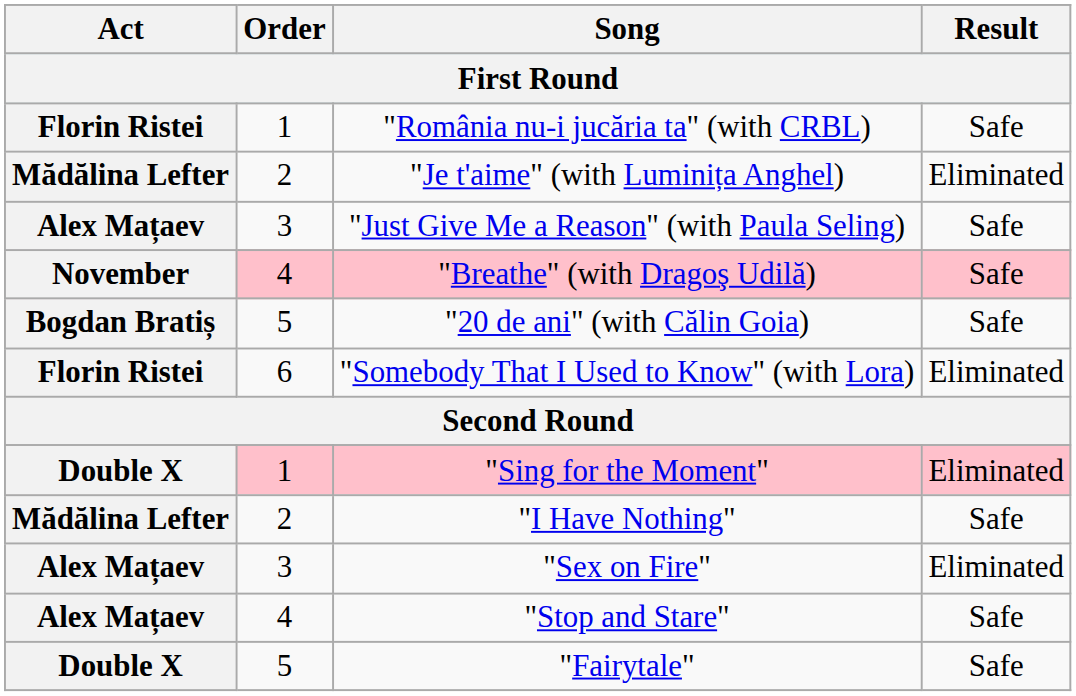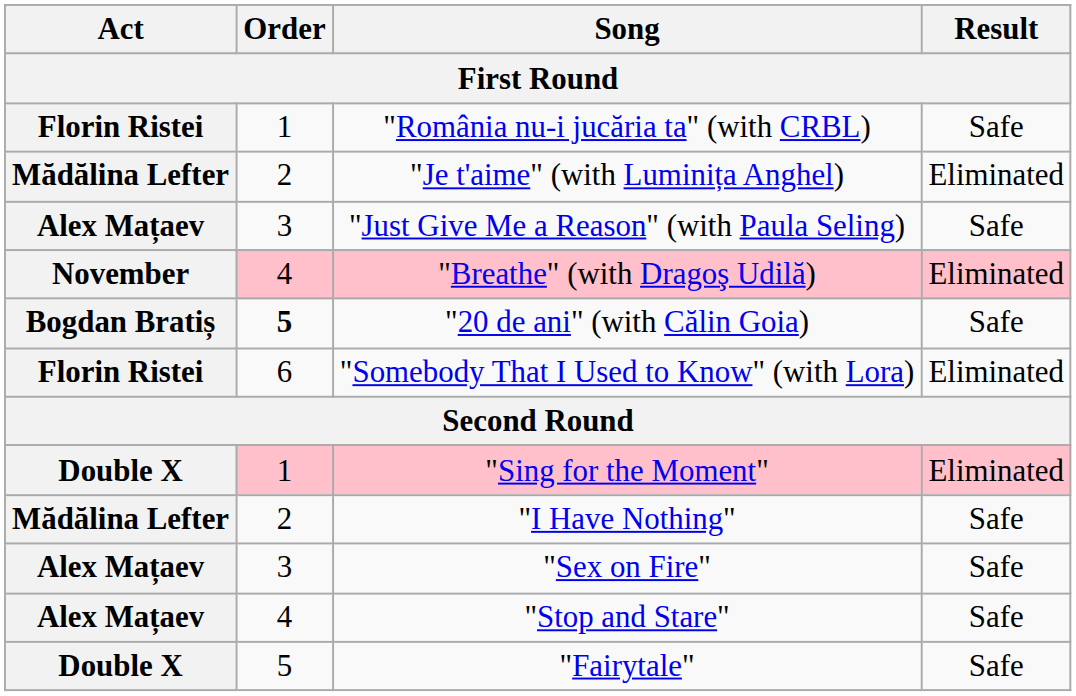(996, 273) Safe -> (996, 273) Eliminated
(284, 322) normal -> (284, 322) bold
(996, 567) Eliminated -> (996, 567) Safe
